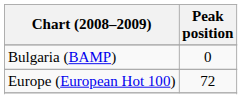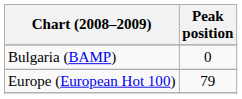(208, 81) 72 -> (208, 81) 79
